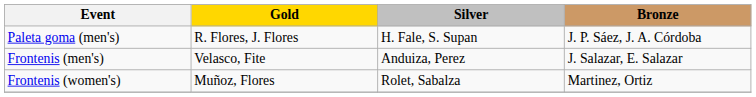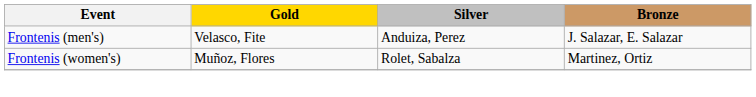- row: (63, 37)
